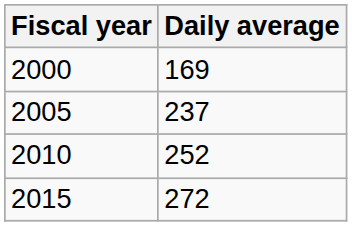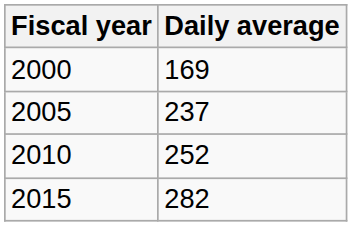(187, 198) 272 -> (187, 198) 282
